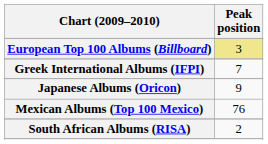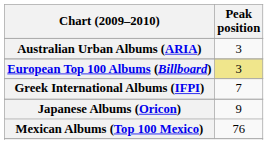+ row: (109, 48)
- row: (109, 128)
